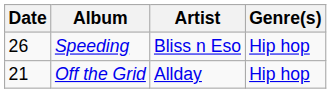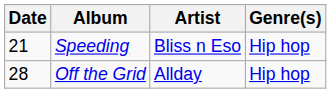(18, 46) 26 -> (18, 46) 21
(18, 74) 21 -> (18, 74) 28
